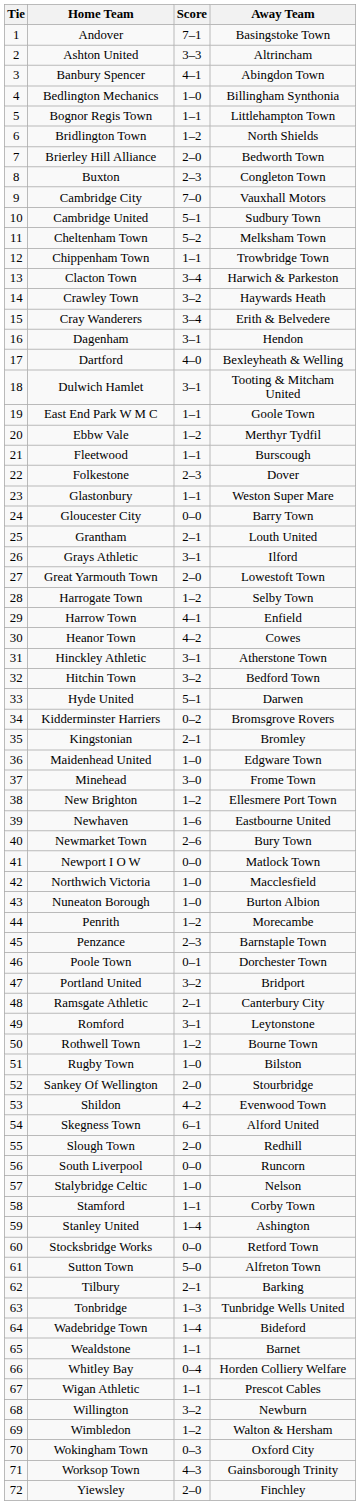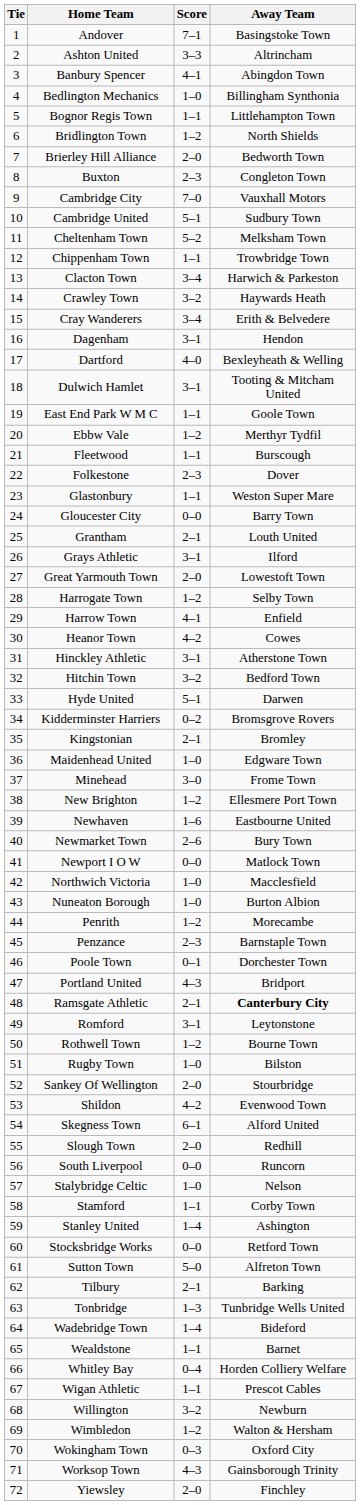(192, 983) 3–2 -> (192, 983) 4–3
(283, 1003) normal -> (283, 1003) bold
